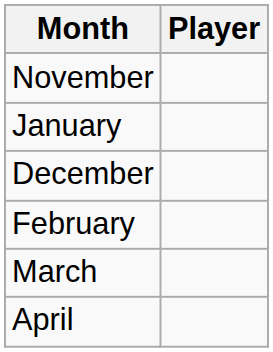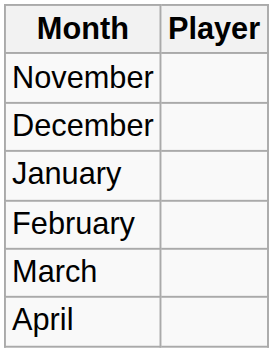rows swapped: (83, 175) <-> (67, 126)
